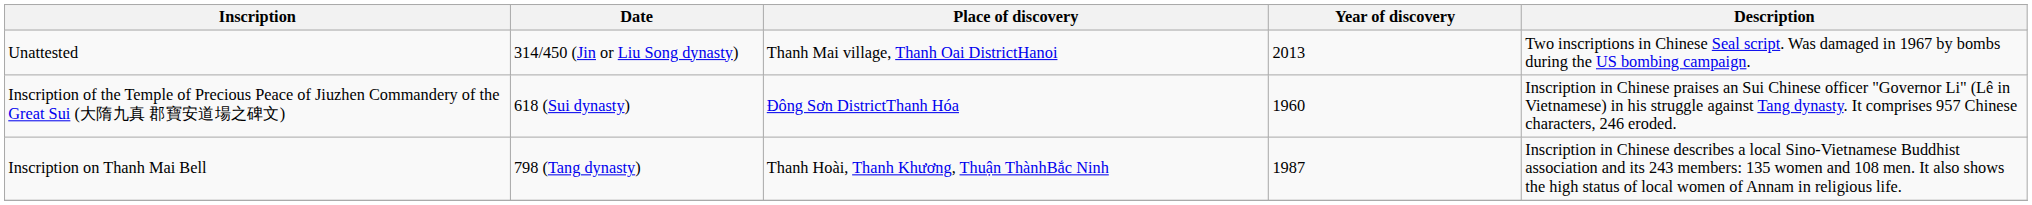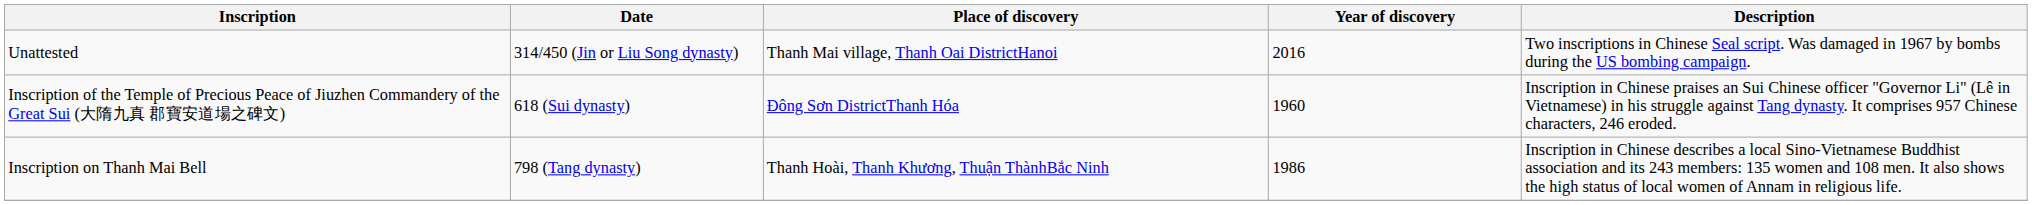(1289, 52) 2013 -> (1289, 52) 2016
(1289, 168) 1987 -> (1289, 168) 1986
